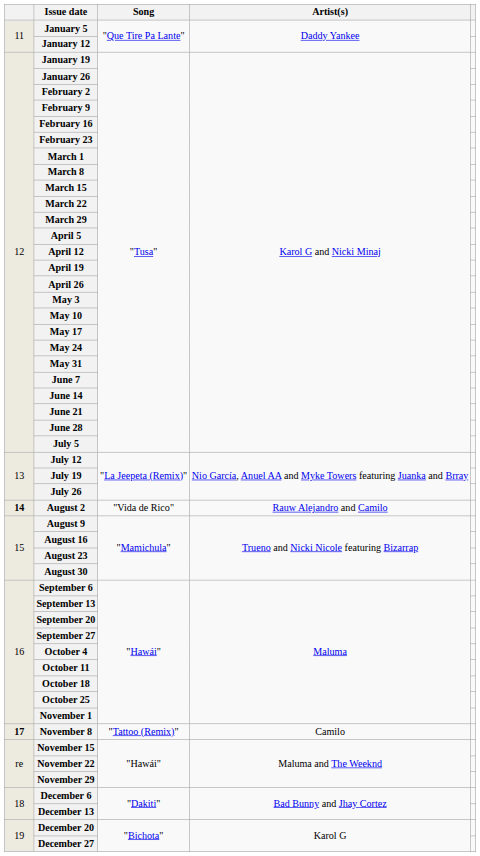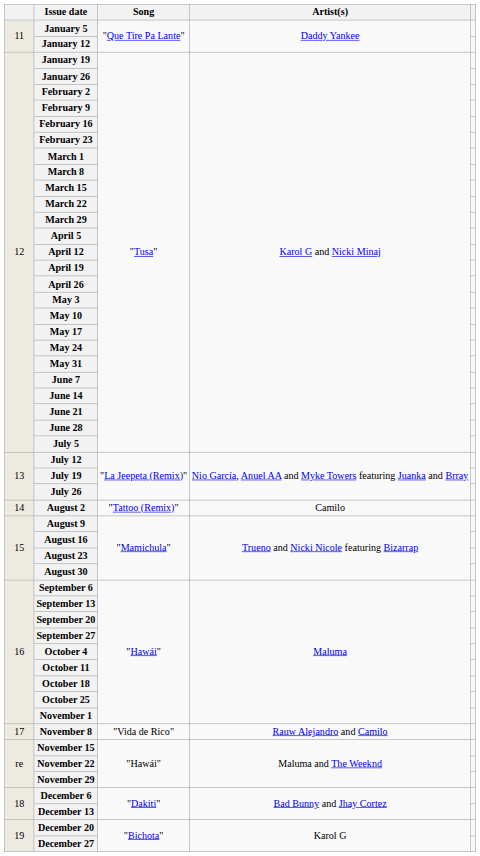(19, 508) bold -> (19, 508) normal
(144, 508) "Vida de Rico" -> (144, 508) "Tattoo (Remix)"
(330, 508) Rauw Alejandro and Camilo -> (330, 508) Camilo
(19, 731) bold -> (19, 731) normal
(144, 731) "Tattoo (Remix)" -> (144, 731) "Vida de Rico"
(330, 731) Camilo -> (330, 731) Rauw Alejandro and Camilo
